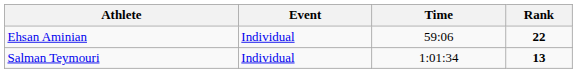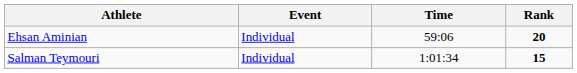(539, 36) 22 -> (539, 36) 20
(539, 58) 13 -> (539, 58) 15
